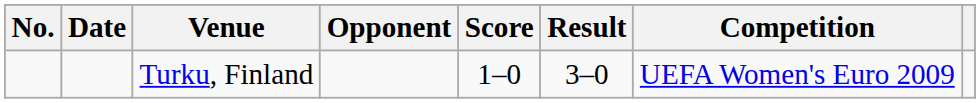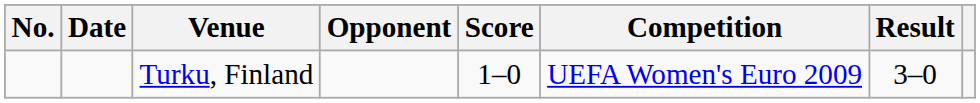columns swapped: (587, 27) <-> (797, 27)
